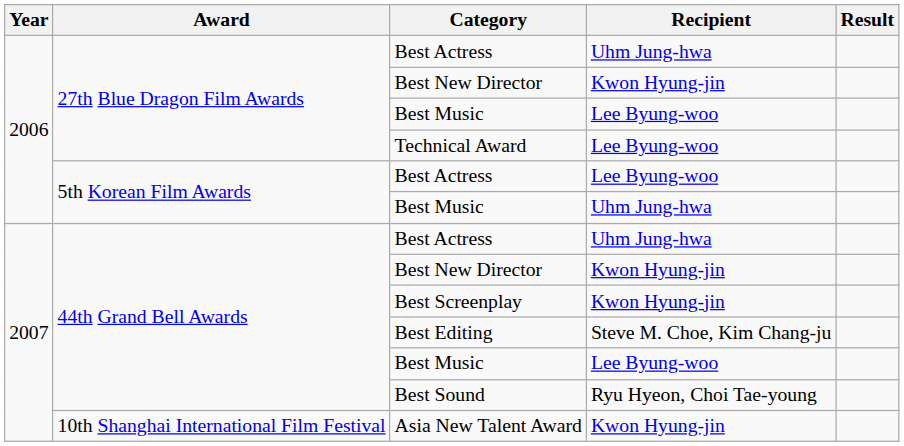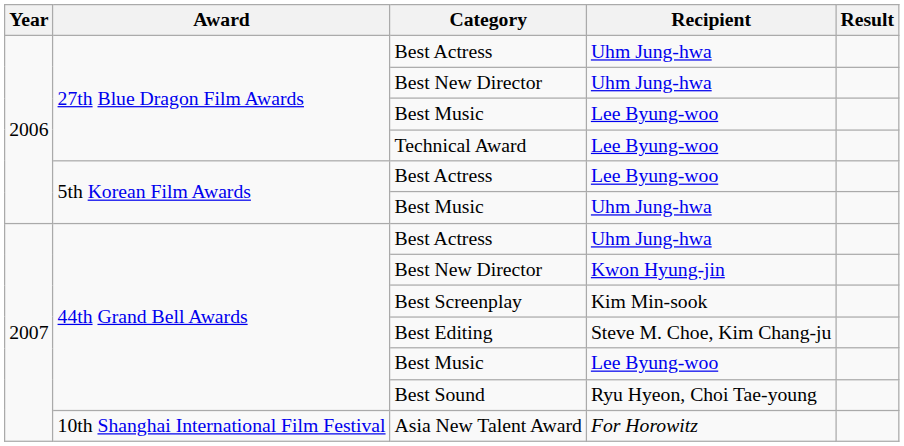(658, 82) Kwon Hyung-jin -> (651, 82) Uhm Jung-hwa
(658, 301) Kwon Hyung-jin -> (649, 301) Kim Min-sook
(658, 425) Kwon Hyung-jin -> (644, 425) For Horowitz
